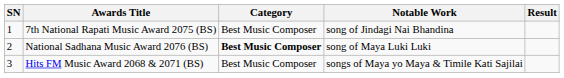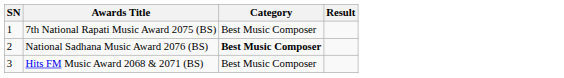- column: (424, 13)
